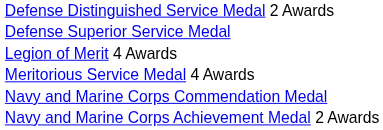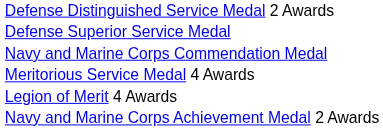rows swapped: (91, 53) <-> (166, 97)
